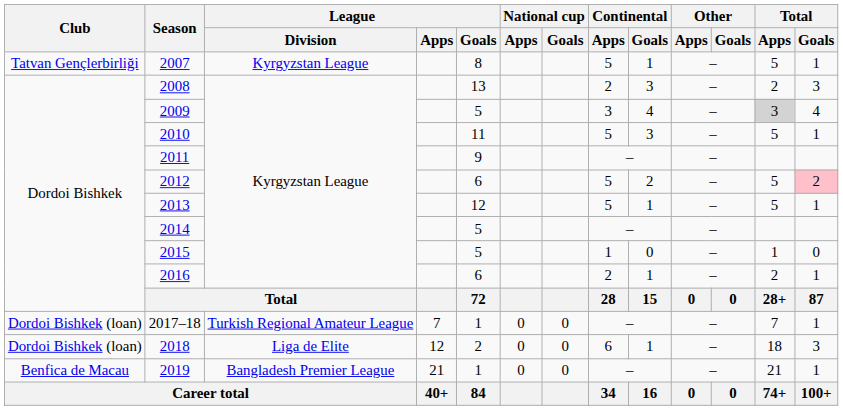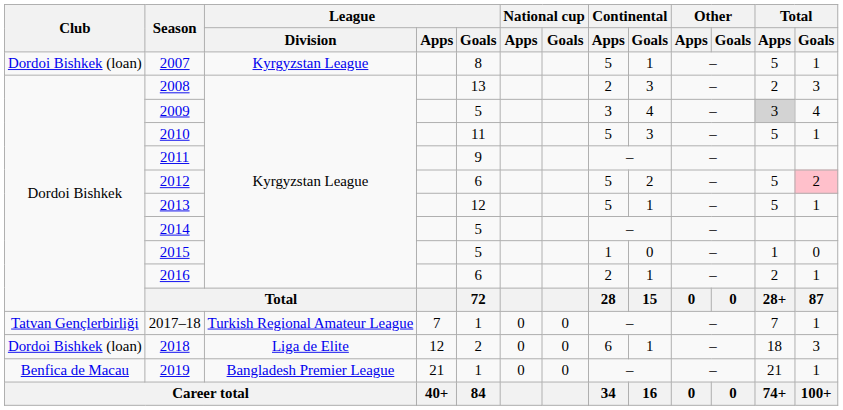(75, 63) Tatvan Gençlerbirliği -> (75, 63) Dordoi Bishkek (loan)
(75, 323) Dordoi Bishkek (loan) -> (75, 323) Tatvan Gençlerbirliği
